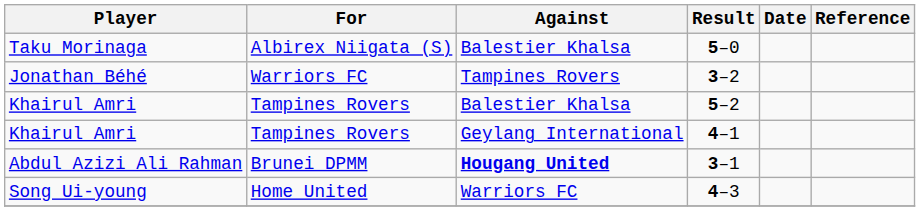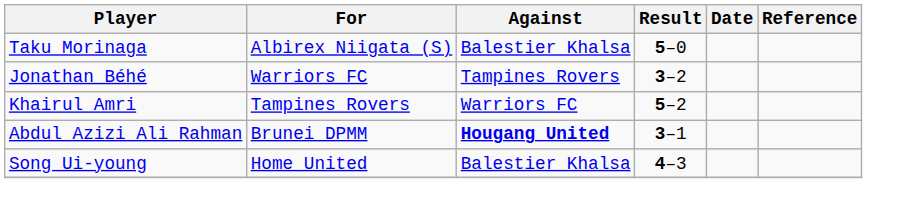(546, 106) Balestier Khalsa -> (519, 106) Warriors FC
- row: (724, 134)
(519, 192) Warriors FC -> (546, 163) Balestier Khalsa
